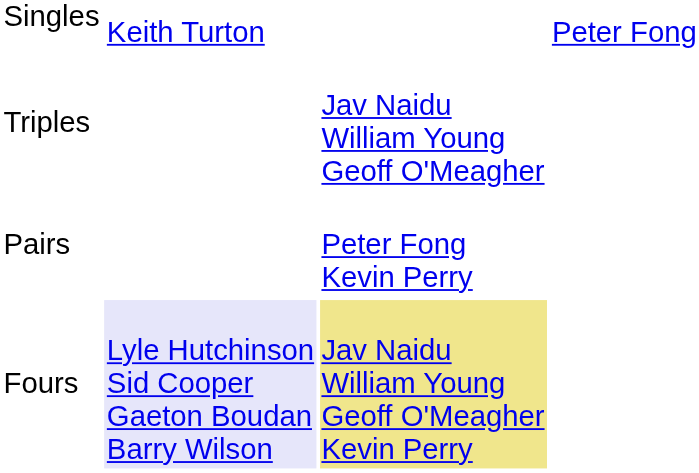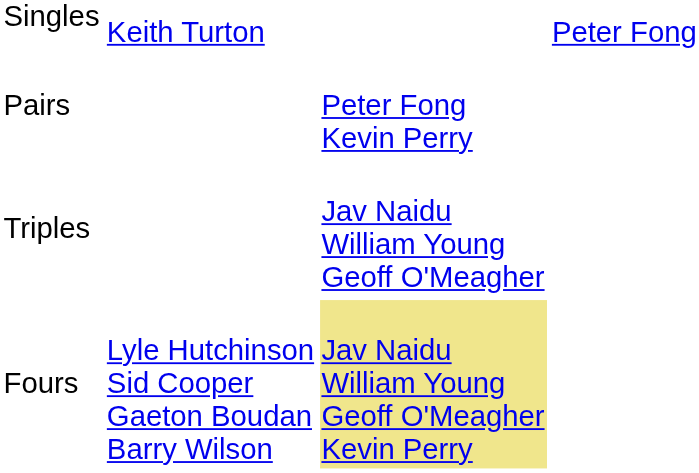rows swapped: (37, 244) <-> (47, 122)
(210, 400) lavender background -> (210, 400) no background
